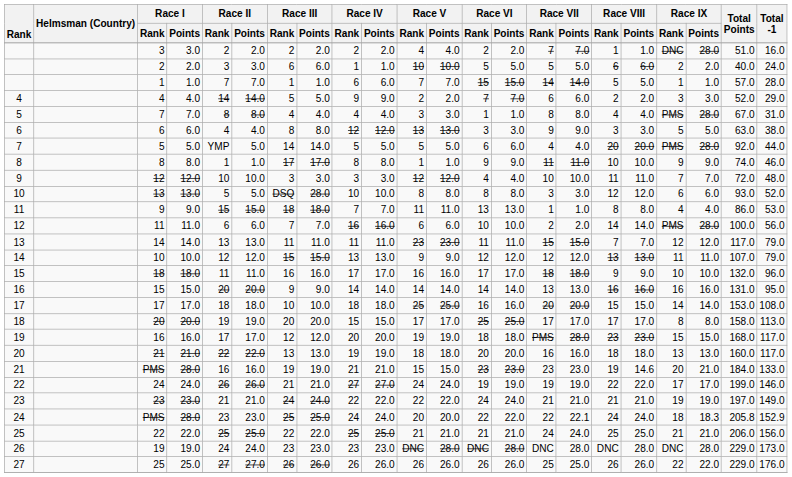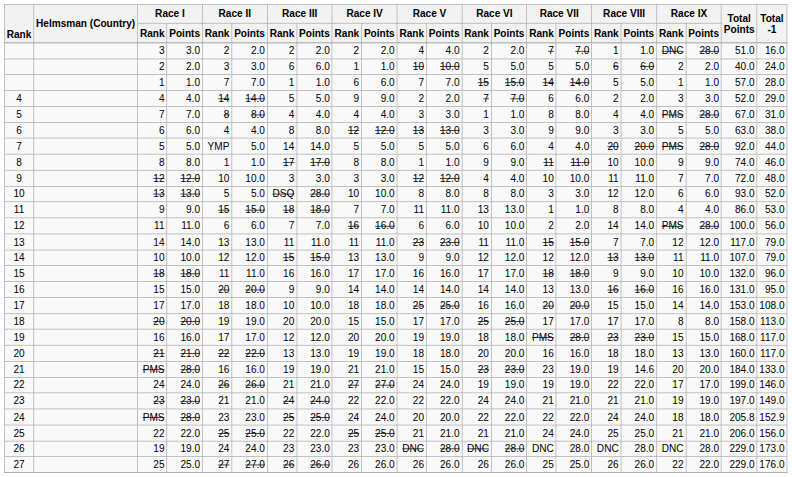(580, 370) 23.0 -> (580, 370) 19.0
(709, 370) 21.0 -> (709, 370) 20.0
(580, 417) 22.1 -> (580, 417) 22.0
(709, 417) 18.3 -> (709, 417) 18.0
